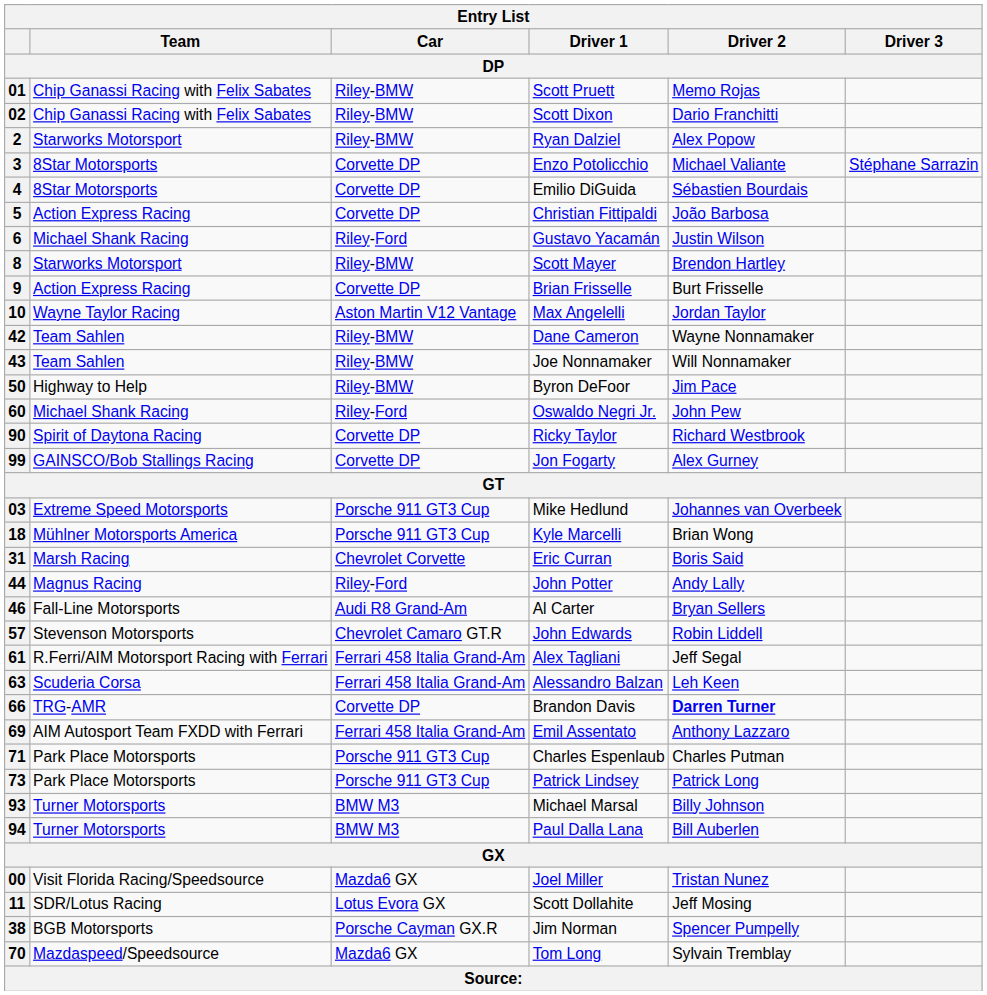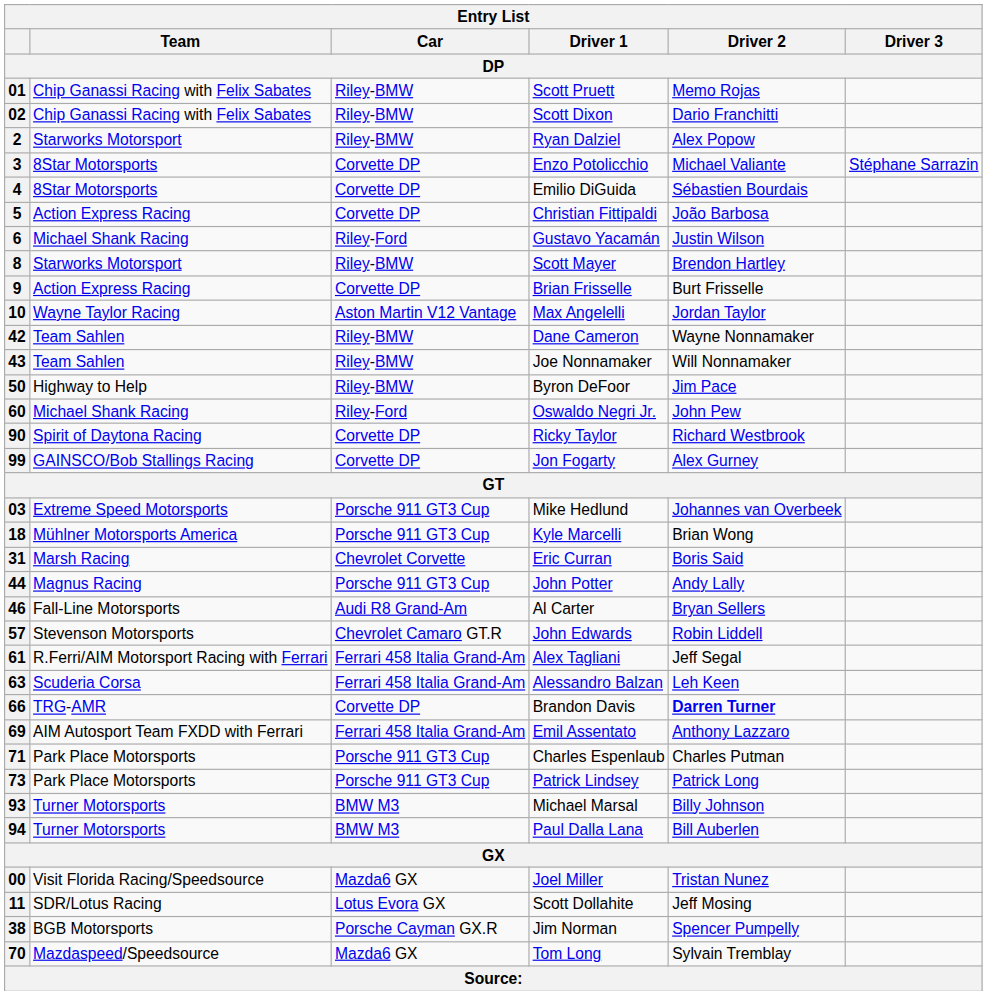(371, 584) Riley-Ford -> (412, 584) Porsche 911 GT3 Cup
